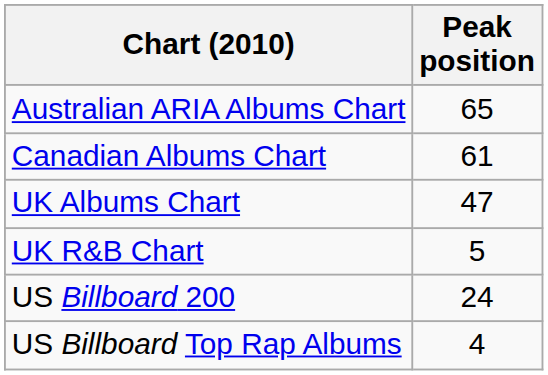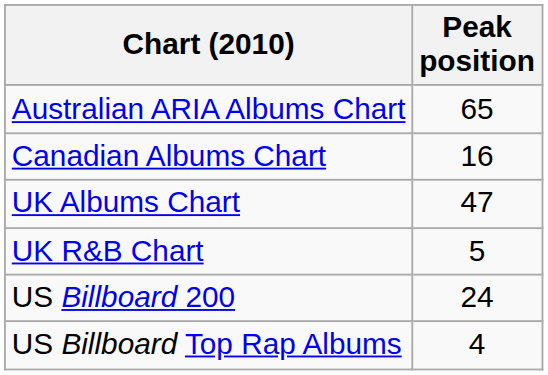(477, 155) 61 -> (477, 155) 16
